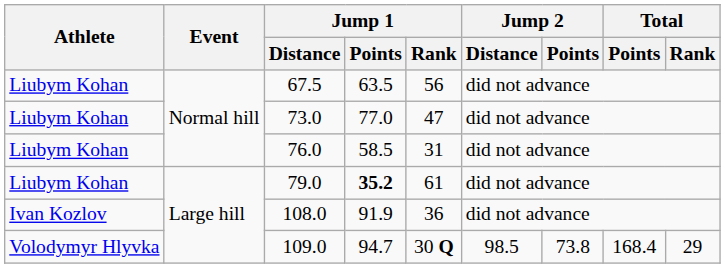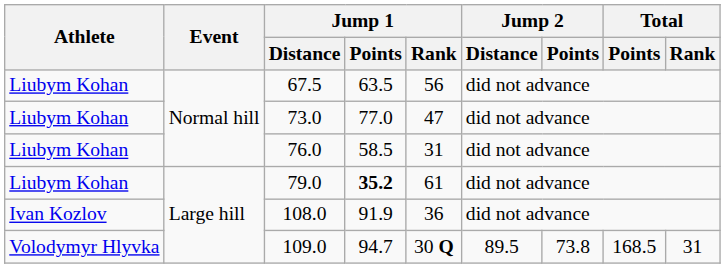(502, 247) 98.5 -> (502, 247) 89.5
(634, 247) 168.4 -> (634, 247) 168.5
(692, 247) 29 -> (692, 247) 31
